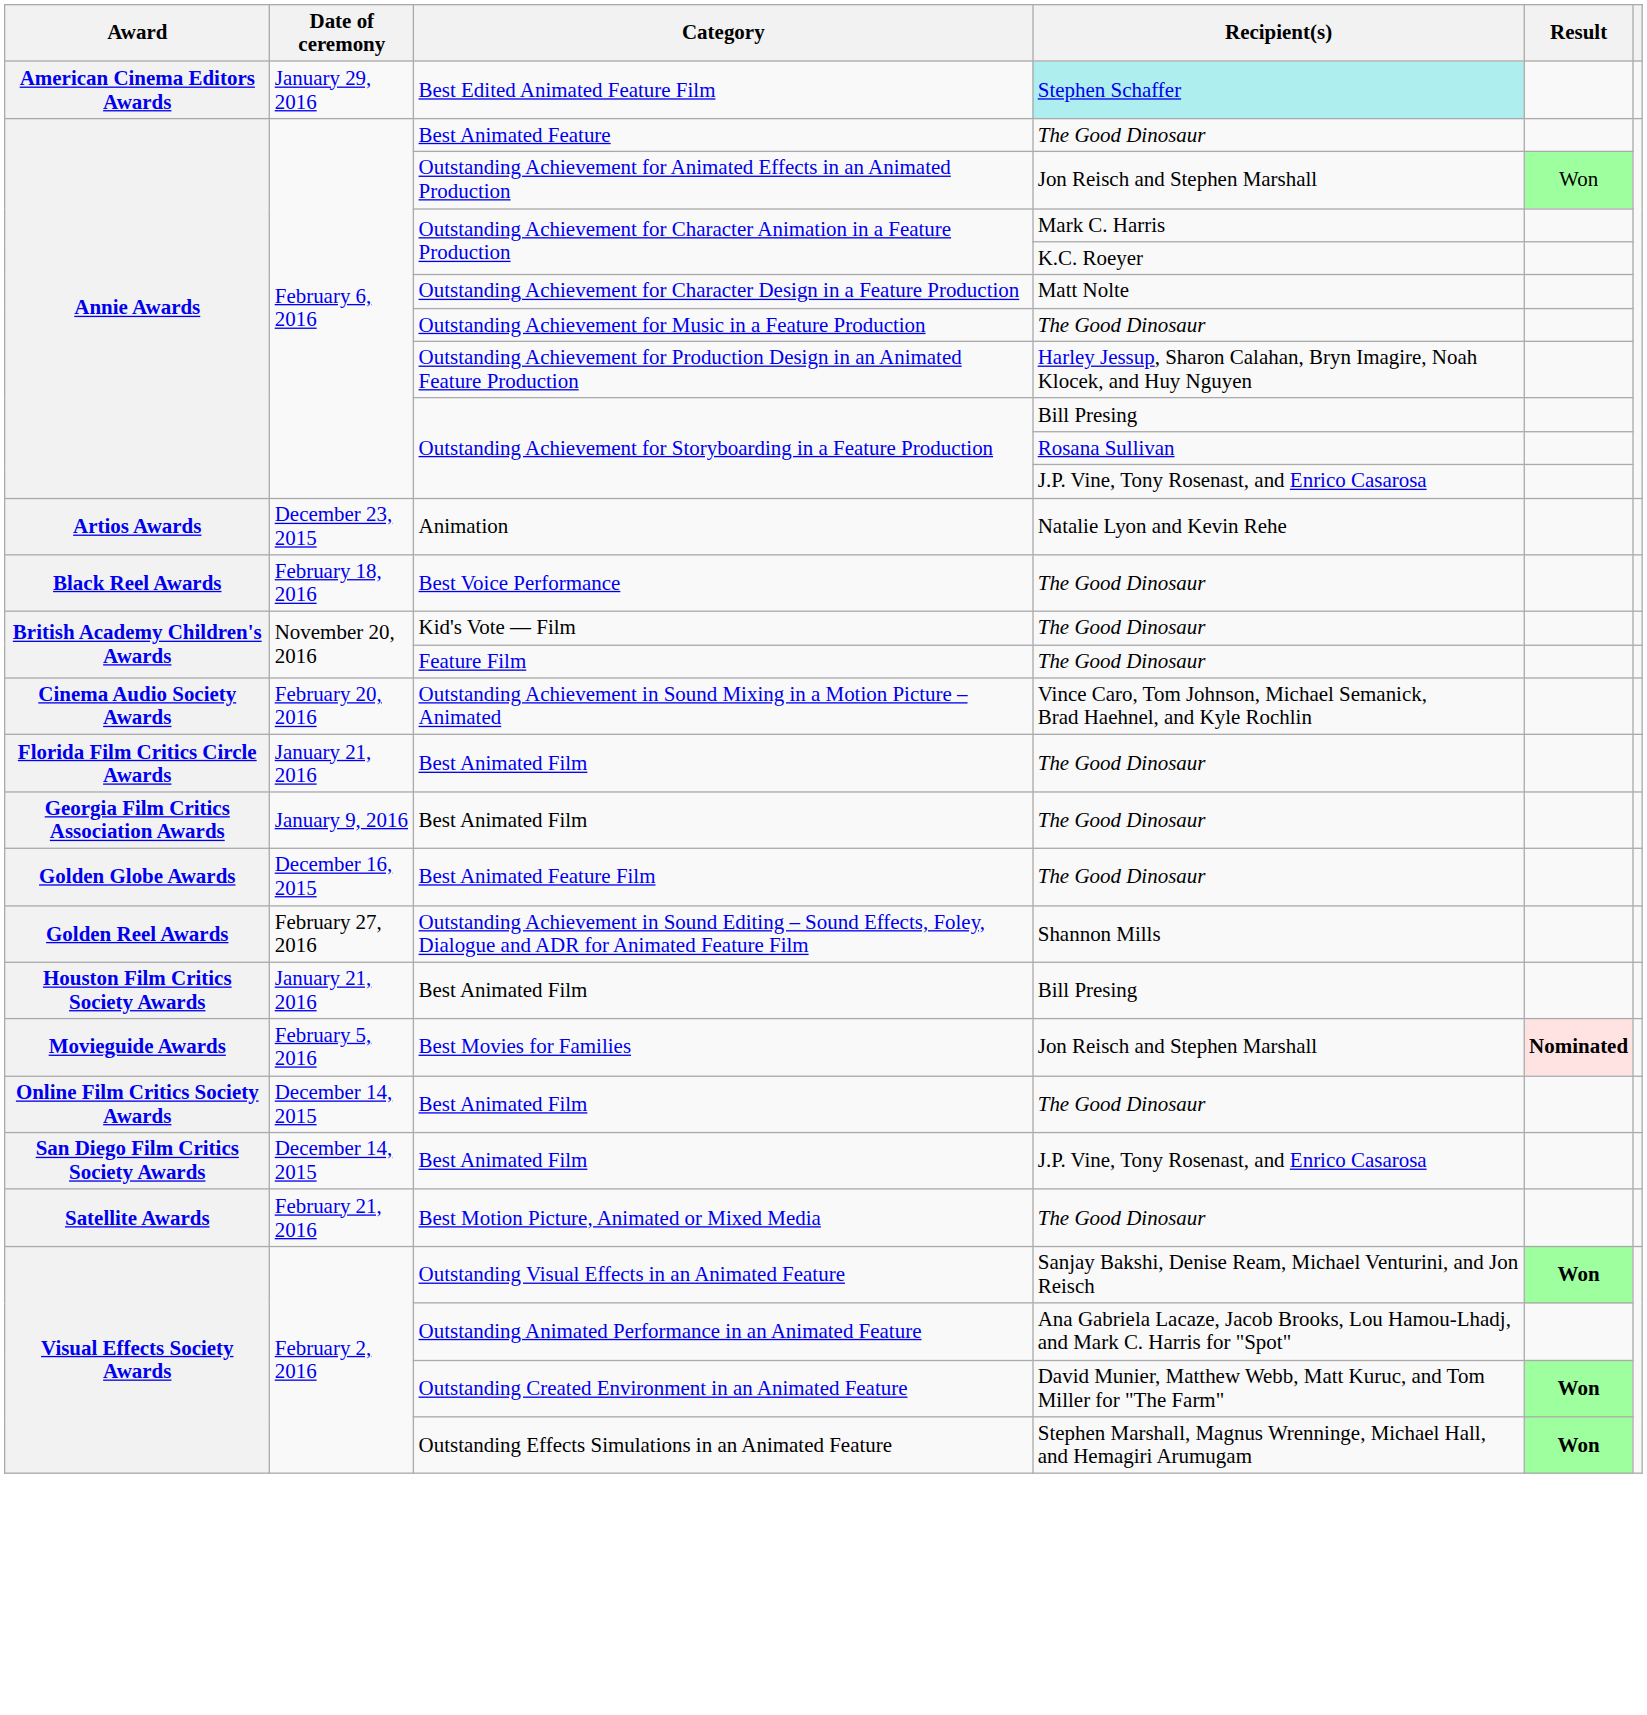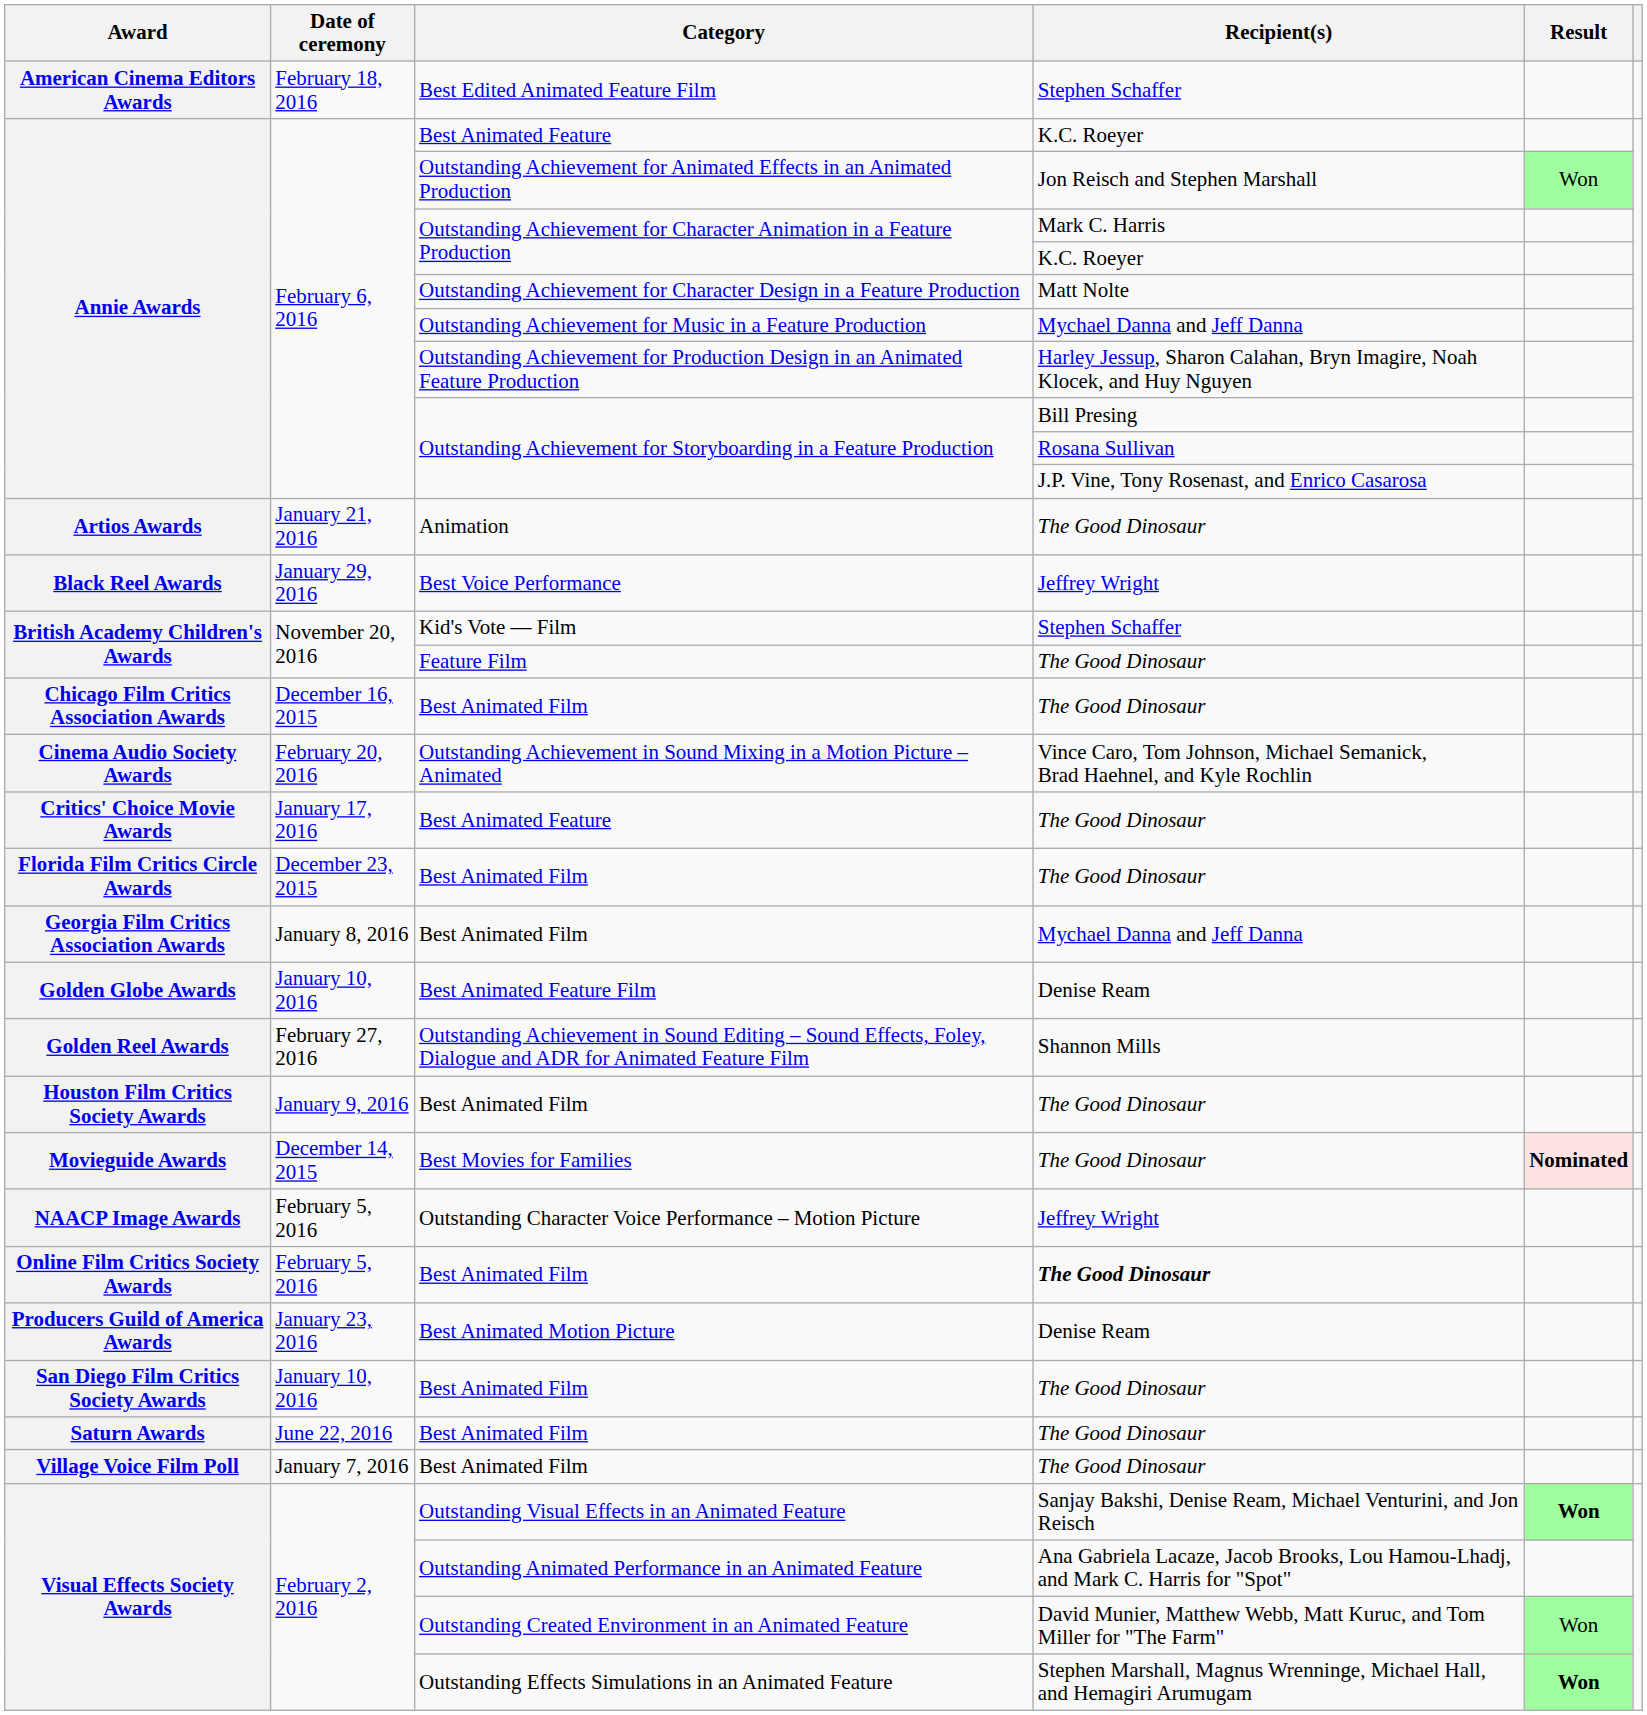(323, 89) January 29, 2016 -> (329, 89) February 18, 2016
(1109, 89) paleturquoise background -> (1109, 89) no background
(1122, 134) The Good Dinosaur -> (1090, 134) K.C. Roeyer
(1122, 324) The Good Dinosaur -> (1170, 324) Mychael Danna and Jeff Danna
(333, 526) December 23, 2015 -> (324, 526) January 21, 2016
(1162, 526) Natalie Lyon and Kevin Rehe -> (1122, 526) The Good Dinosaur
(328, 582) February 18, 2016 -> (324, 582) January 29, 2016
(1122, 582) The Good Dinosaur -> (1098, 582) Jeffrey Wright
(1122, 627) The Good Dinosaur -> (1109, 627) Stephen Schaffer
+ row: (138, 706)
+ row: (138, 819)
(323, 763) January 21, 2016 -> (334, 876) December 23, 2015
(341, 819) January 9, 2016 -> (342, 933) January 8, 2016
(1122, 819) The Good Dinosaur -> (1170, 933) Mychael Danna and Jeff Danna
(333, 876) December 16, 2015 -> (324, 990) January 10, 2016
(1122, 876) The Good Dinosaur -> (1094, 990) Denise Ream
(323, 990) January 21, 2016 -> (342, 1103) January 9, 2016
(1088, 990) Bill Presing -> (1122, 1103) The Good Dinosaur
(323, 1047) February 5, 2016 -> (334, 1160) December 14, 2015
(1177, 1047) Jon Reisch and Stephen Marshall -> (1122, 1160) The Good Dinosaur
+ row: (138, 1217)
(333, 1103) December 14, 2015 -> (324, 1274) February 5, 2016
(1122, 1103) normal -> (1124, 1274) bold
+ row: (138, 1331)
(333, 1160) December 14, 2015 -> (324, 1388) January 10, 2016
(1232, 1160) J.P. Vine, Tony Rosenast, and Enrico Casarosa -> (1122, 1388) The Good Dinosaur
- row: (137, 1217)
+ row: (138, 1433)
+ row: (138, 1466)
(1579, 1388) bold -> (1579, 1625) normal
